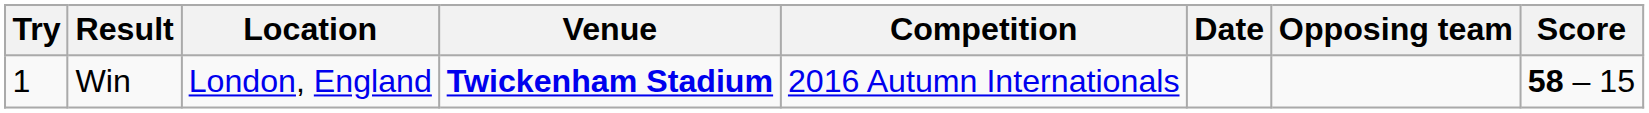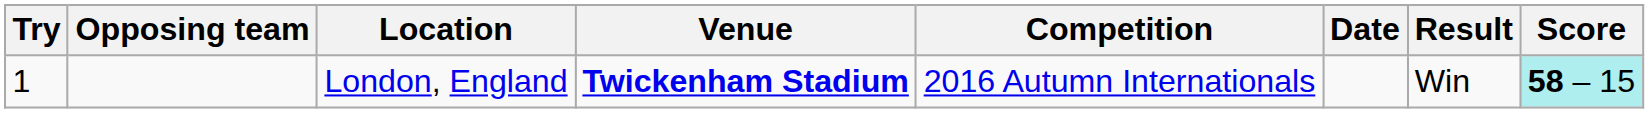columns swapped: (1396, 30) <-> (125, 30)
(1581, 81) no background -> (1581, 81) paleturquoise background
